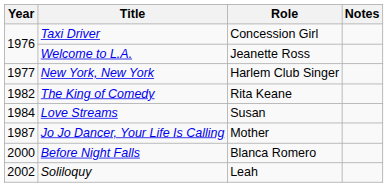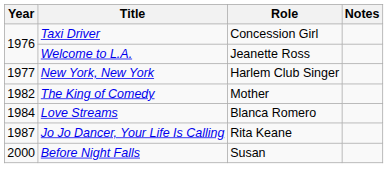(261, 93) Rita Keane -> (250, 93) Mother
(248, 113) Susan -> (273, 113) Blanca Romero
(250, 133) Mother -> (261, 133) Rita Keane
(273, 152) Blanca Romero -> (248, 152) Susan
- row: (66, 172)
